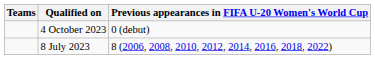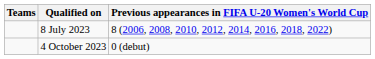rows swapped: (65, 46) <-> (73, 29)
